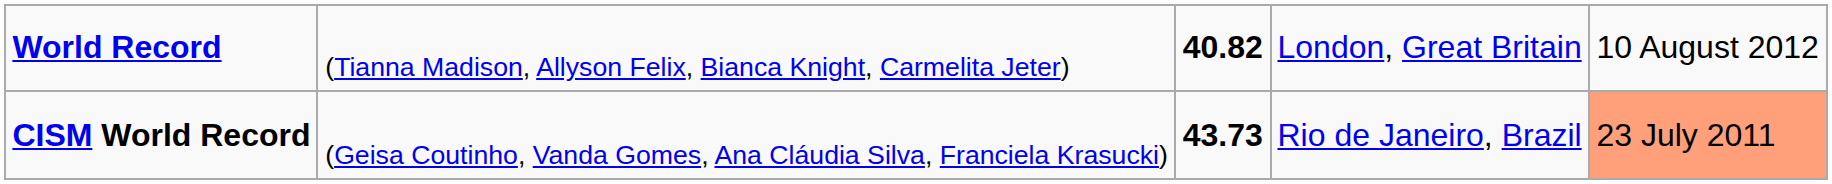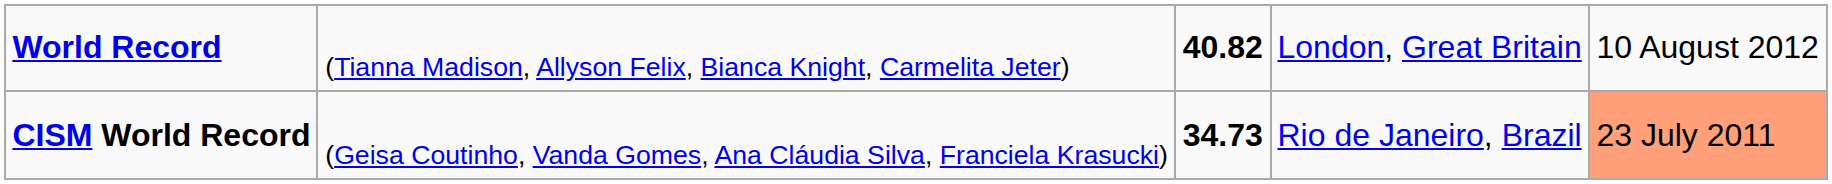(1223, 134) 43.73 -> (1223, 134) 34.73
